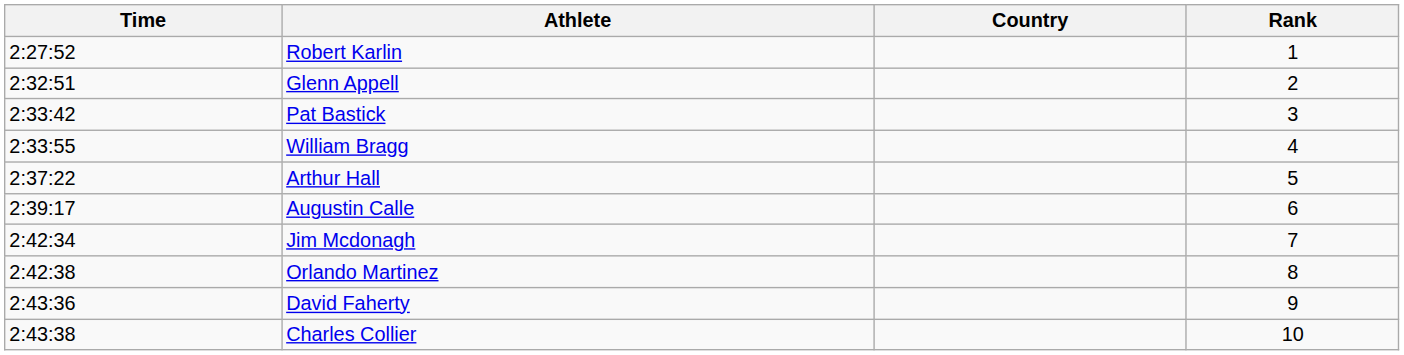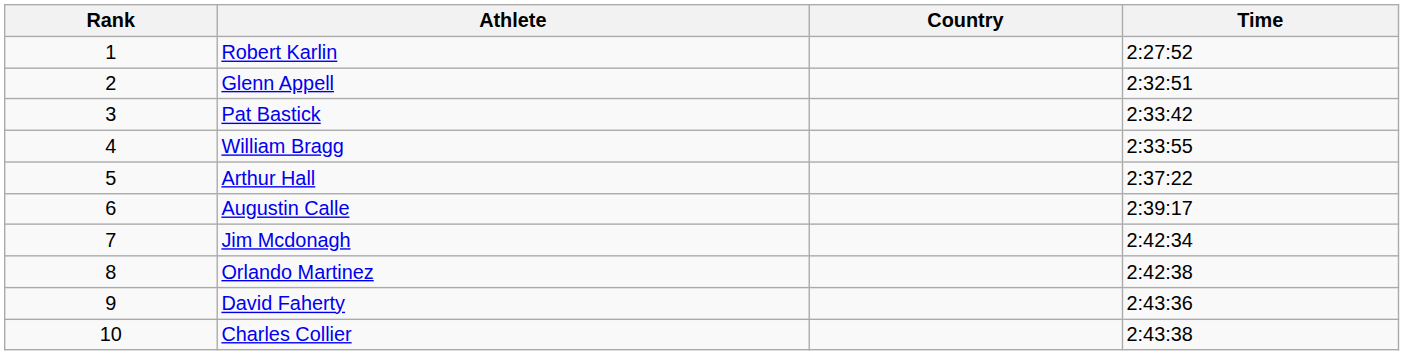columns swapped: (1293, 21) <-> (143, 21)
